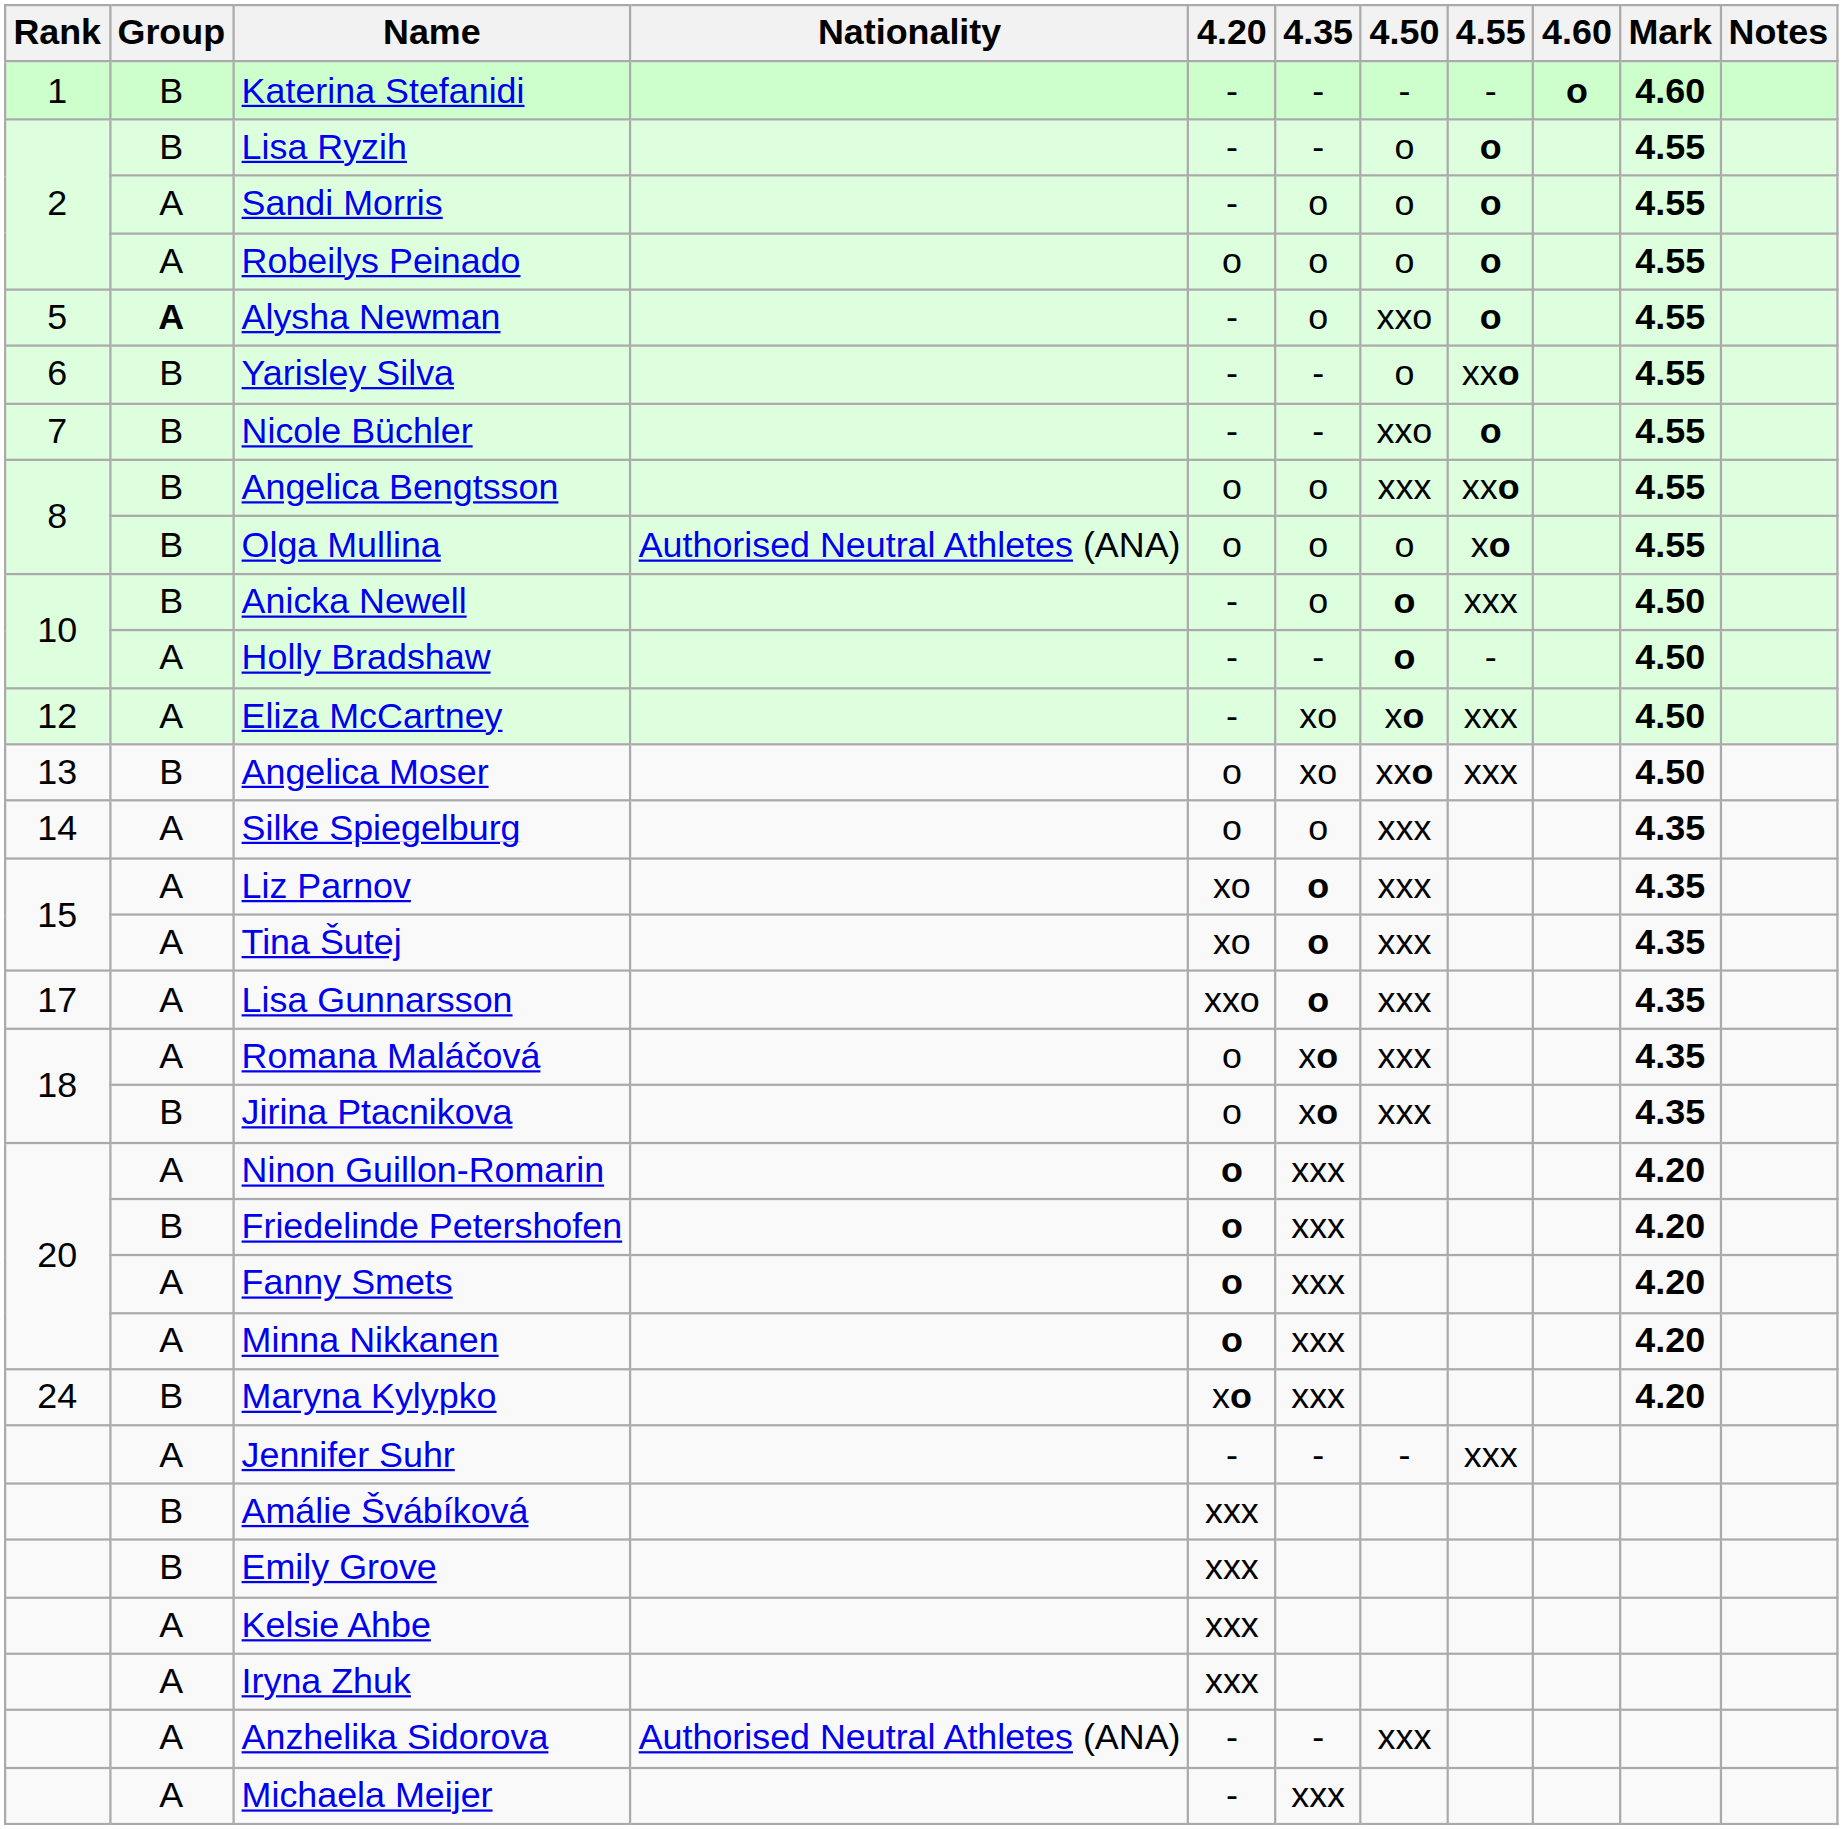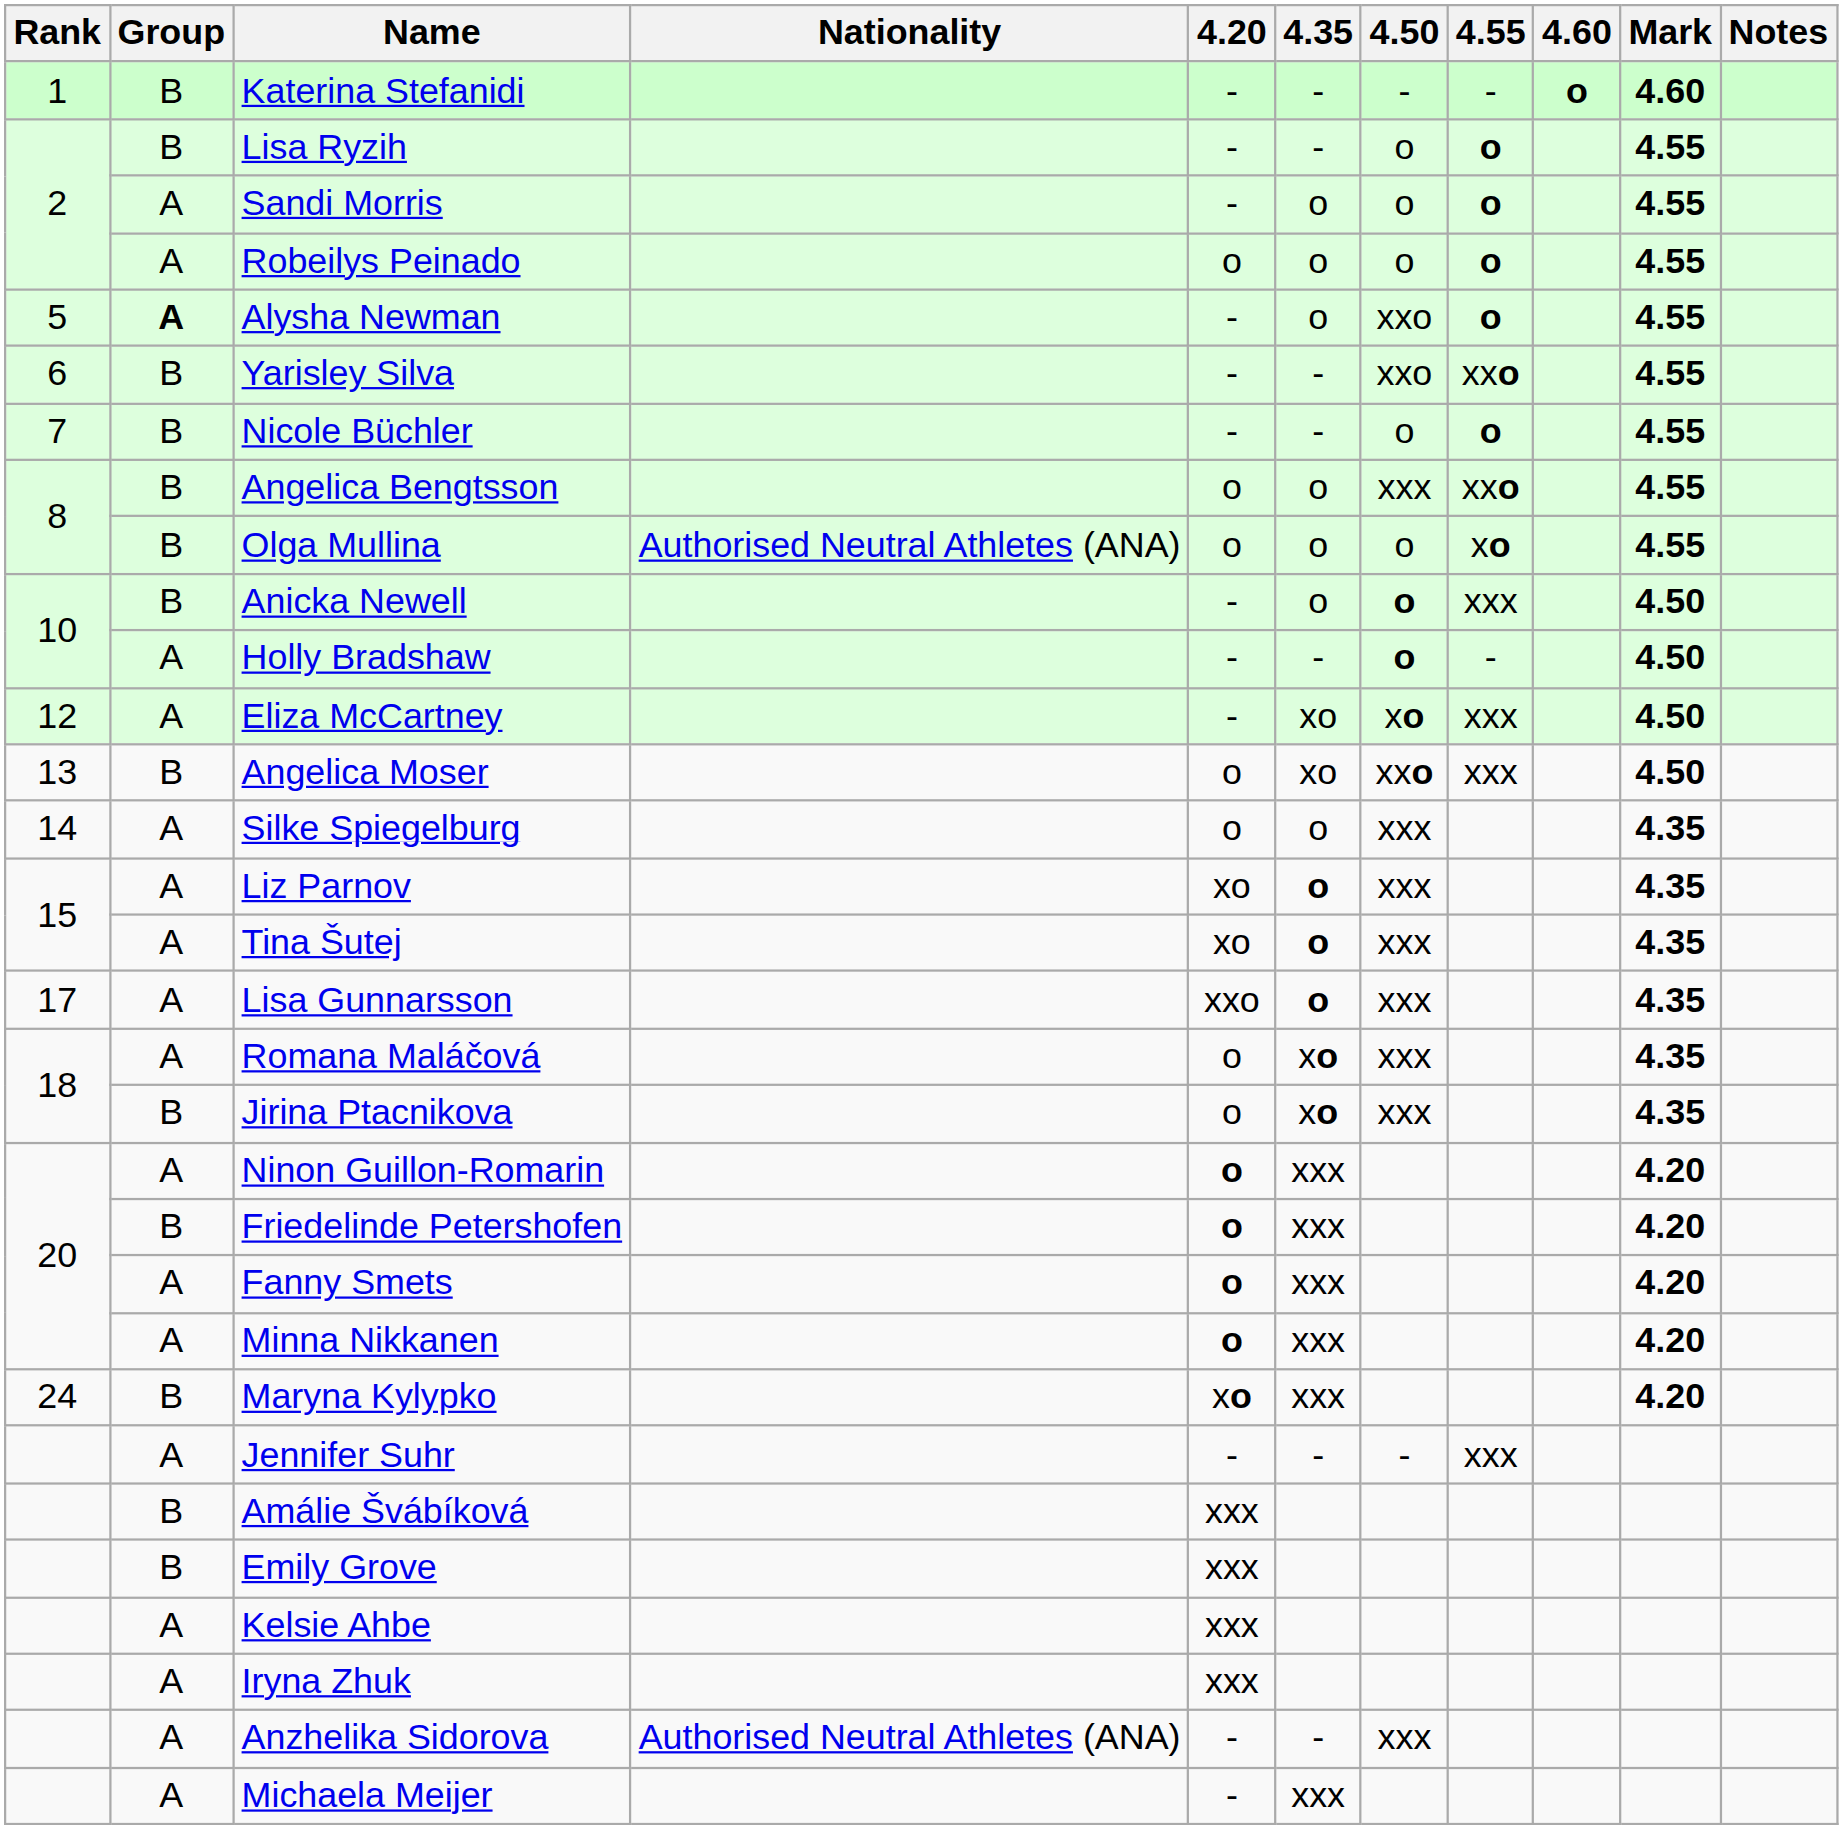(1404, 373) o -> (1404, 373) xxo
(1404, 430) xxo -> (1404, 430) o
